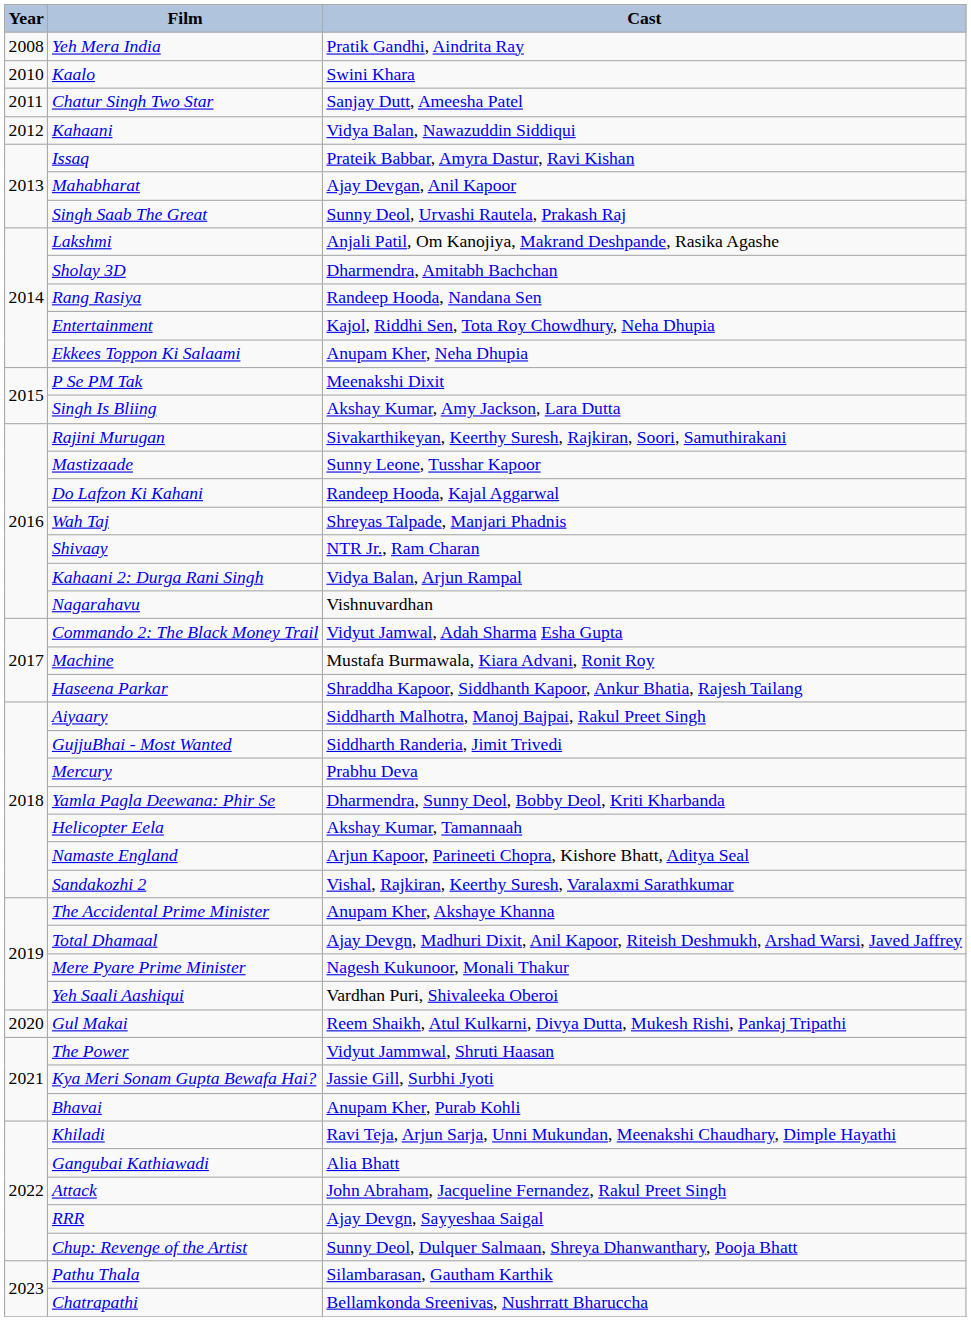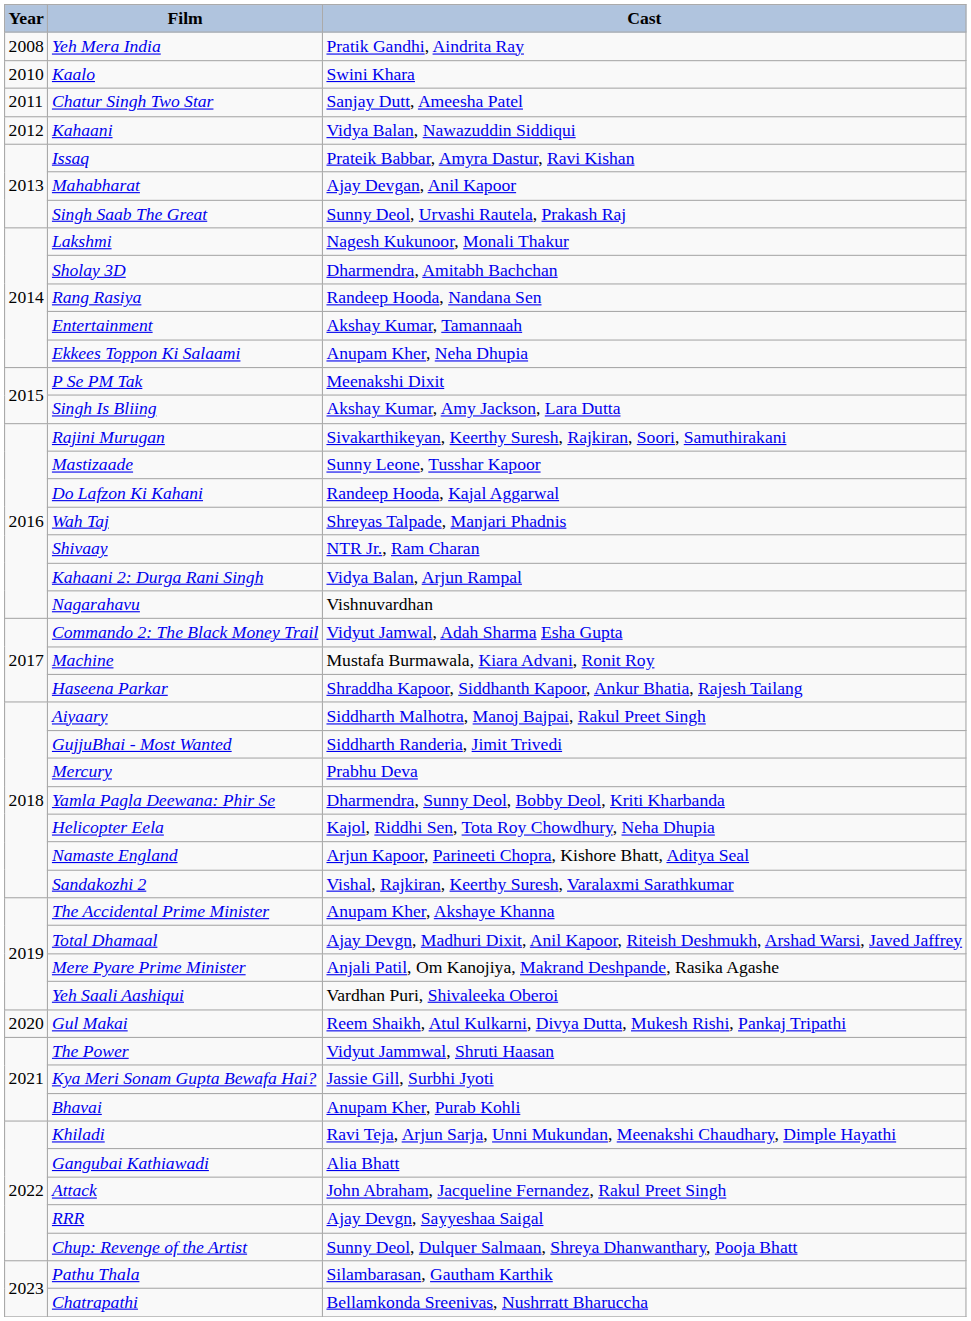(553, 241) Anjali Patil, Om Kanojiya, Makrand Deshpande, Rasika Agashe -> (448, 241) Nagesh Kukunoor, Monali Thakur
(521, 325) Kajol, Riddhi Sen, Tota Roy Chowdhury, Neha Dhupia -> (424, 325) Akshay Kumar, Tamannaah
(424, 827) Akshay Kumar, Tamannaah -> (521, 827) Kajol, Riddhi Sen, Tota Roy Chowdhury, Neha Dhupia
(448, 967) Nagesh Kukunoor, Monali Thakur -> (553, 967) Anjali Patil, Om Kanojiya, Makrand Deshpande, Rasika Agashe
